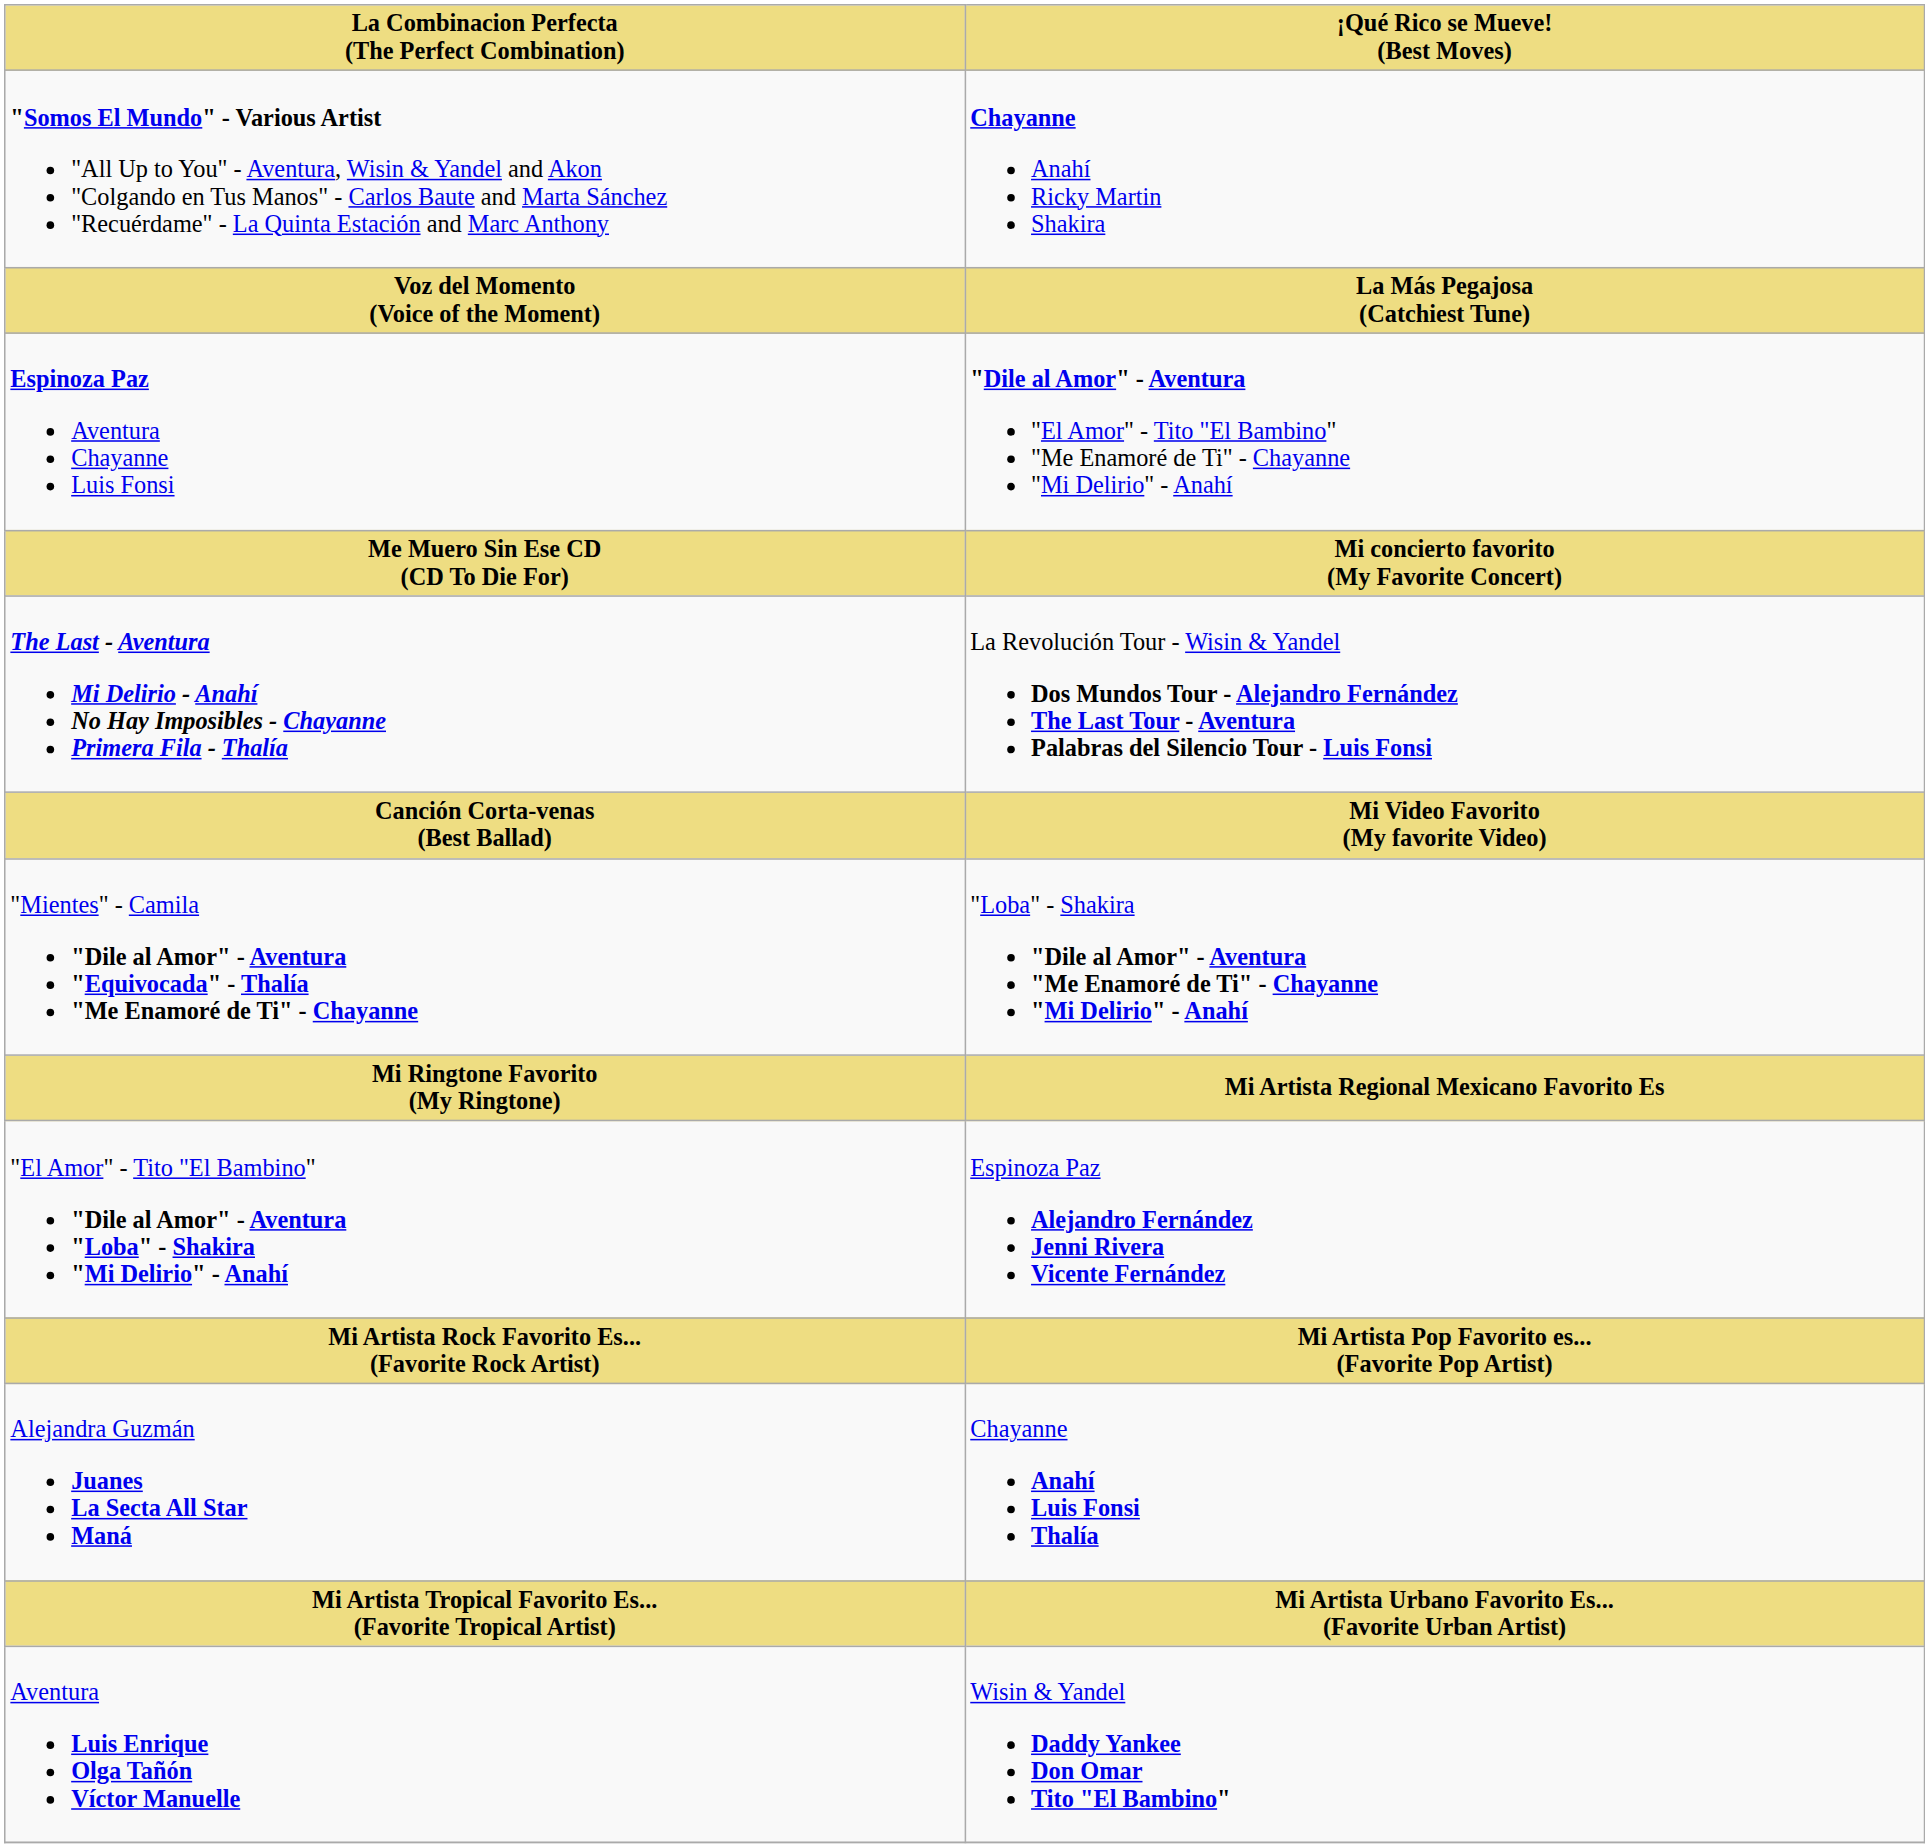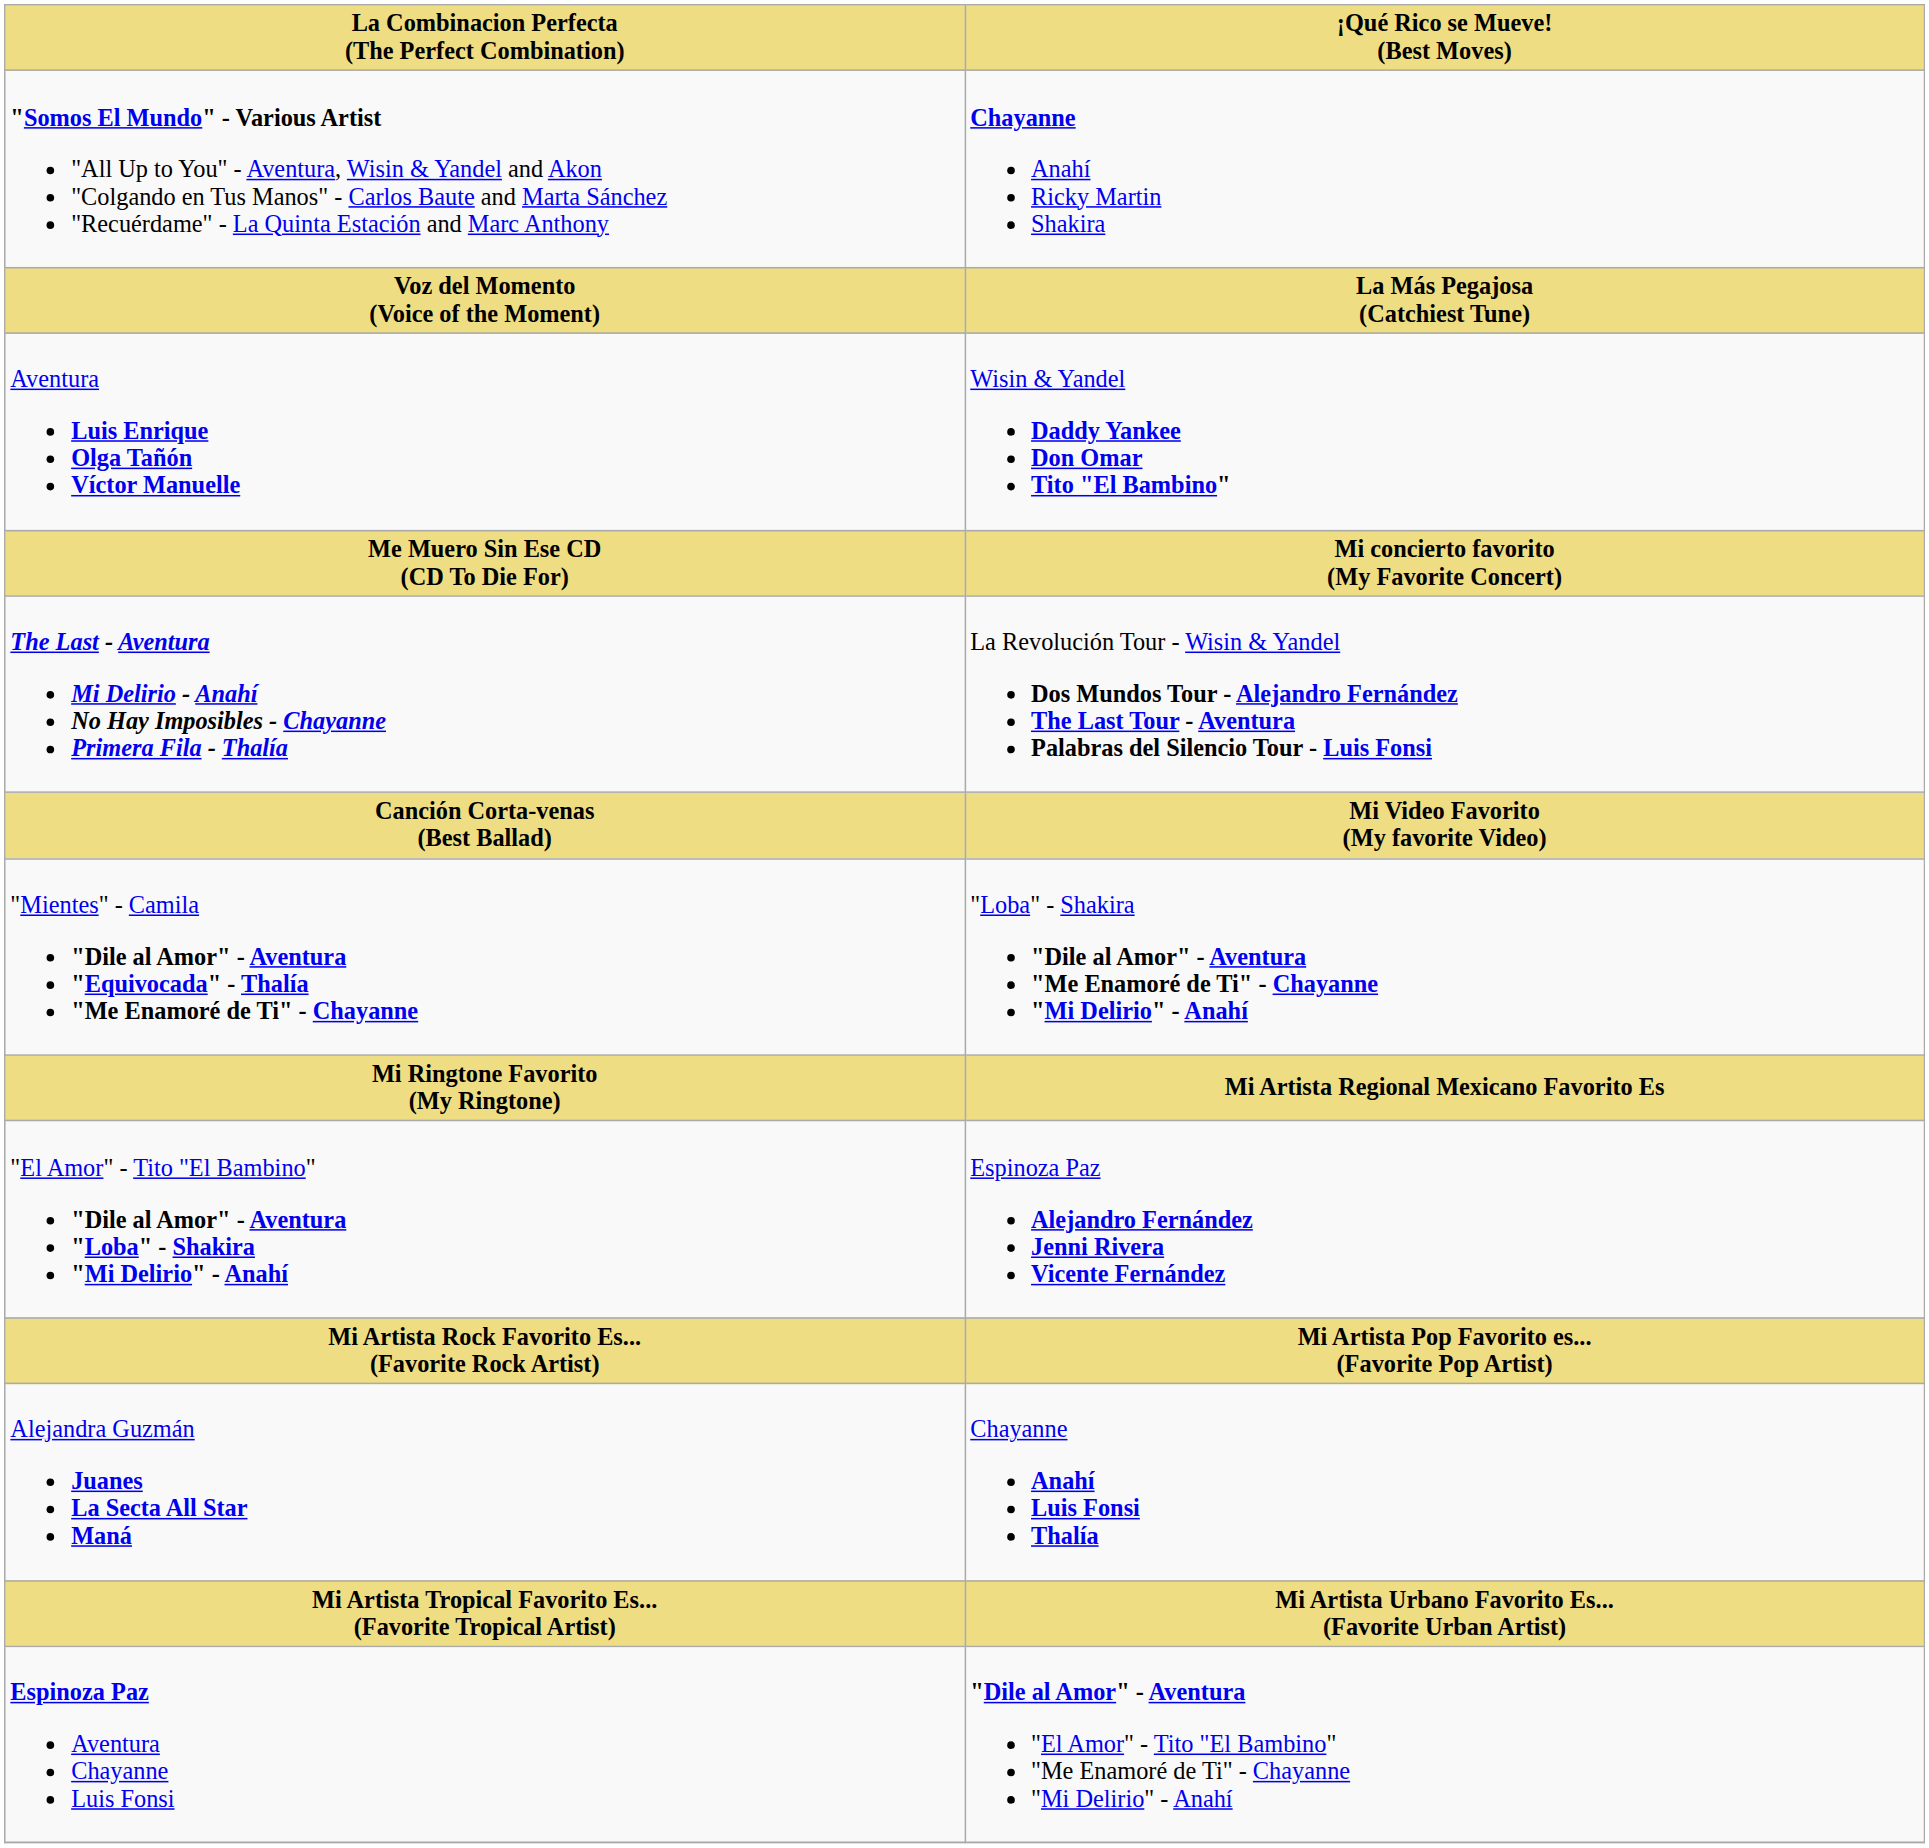rows swapped: (485, 433) <-> (485, 1746)
